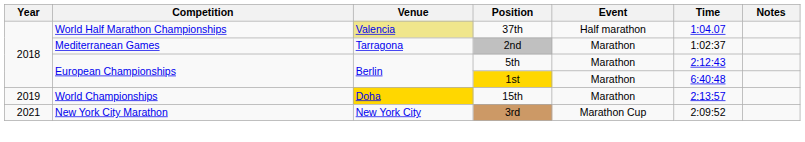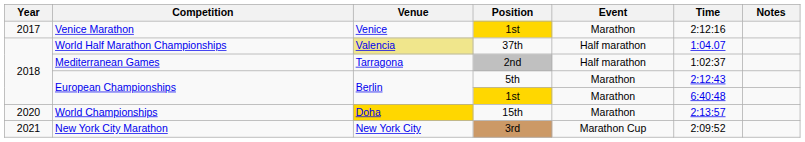+ row: (94, 30)
(613, 46) Marathon -> (613, 63) Half marathon
(28, 96) 2019 -> (28, 113) 2020
